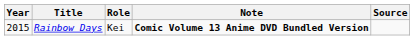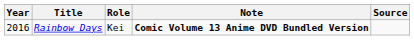(18, 28) 2015 -> (18, 28) 2016
